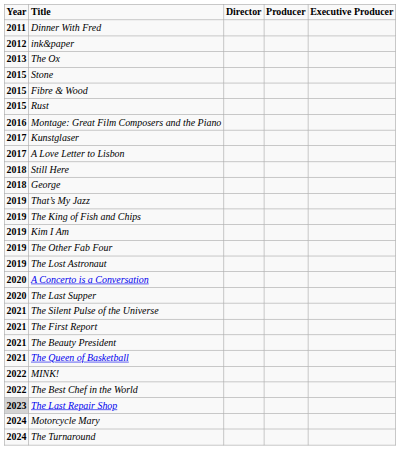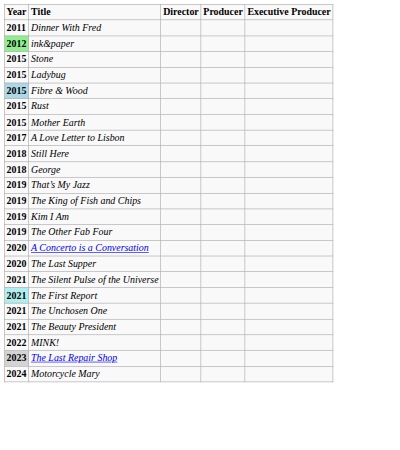(17, 43) no background -> (17, 43) lightgreen background
- row: (45, 59)
+ row: (48, 75)
(17, 91) no background -> (17, 91) lightblue background
+ row: (58, 122)
- row: (126, 122)
- row: (55, 138)
- row: (69, 264)
(17, 327) no background -> (17, 295) paleturquoise background
+ row: (69, 311)
- row: (80, 358)
- row: (84, 389)
- row: (63, 437)
